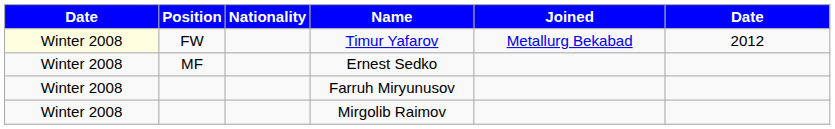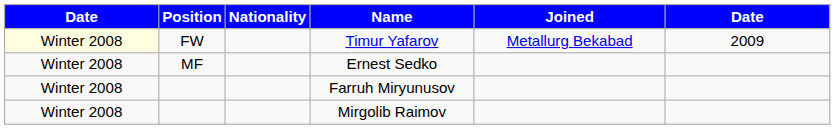(747, 41) 2012 -> (747, 41) 2009
